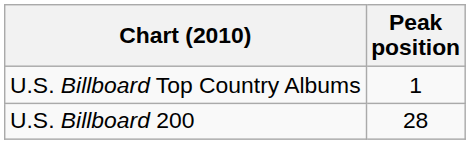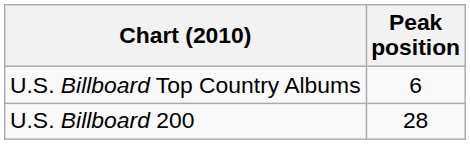(416, 84) 1 -> (416, 84) 6
